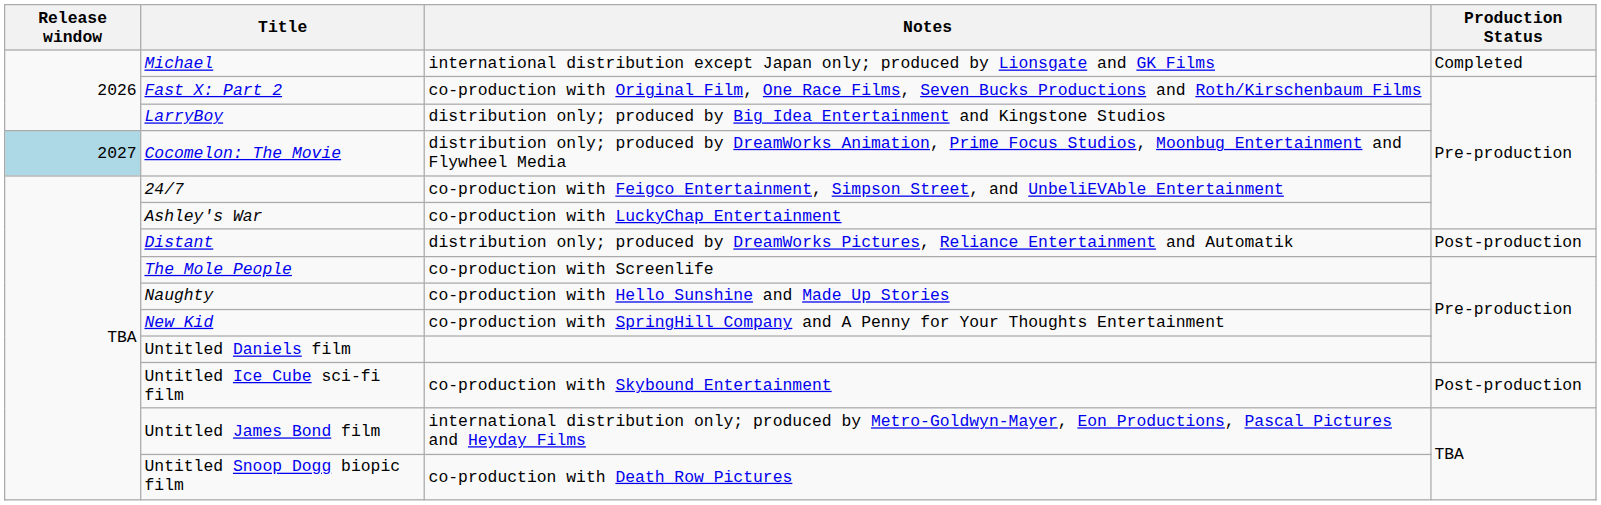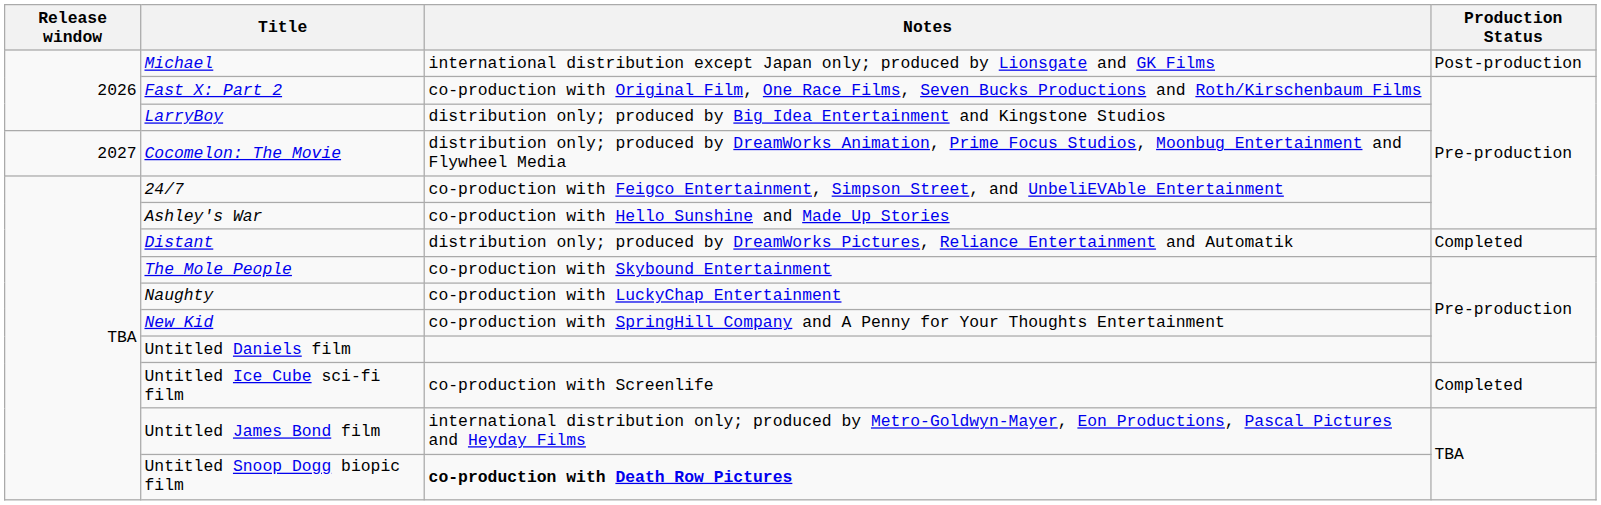(1479, 64) Completed -> (1508, 64) Post-production
(117, 153) lightblue background -> (117, 153) no background
(635, 216) co-production with LuckyChap Entertainment -> (689, 216) co-production with Hello Sunshine and Made Up Stories
(1508, 243) Post-production -> (1479, 243) Completed
(571, 269) co-production with Screenlife -> (630, 269) co-production with Skybound Entertainment
(689, 296) co-production with Hello Sunshine and Made Up Stories -> (635, 296) co-production with LuckyChap Entertainment
(630, 386) co-production with Skybound Entertainment -> (571, 386) co-production with Screenlife
(1508, 386) Post-production -> (1479, 386) Completed
(610, 477) normal -> (610, 477) bold
